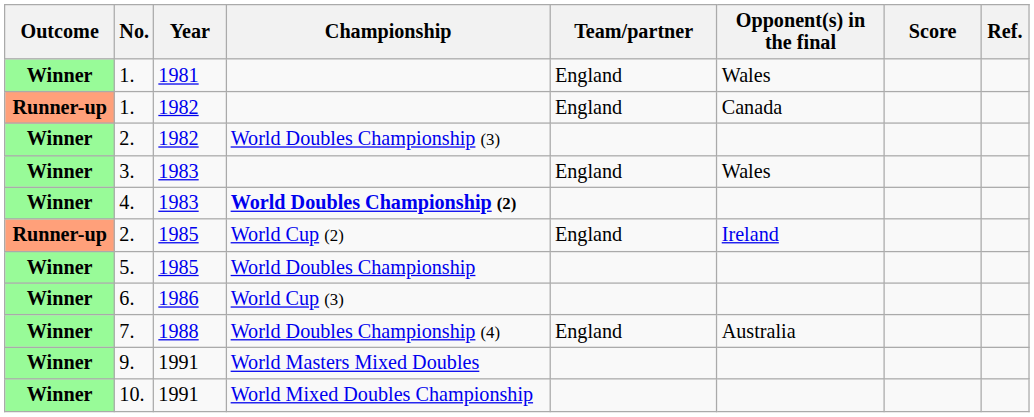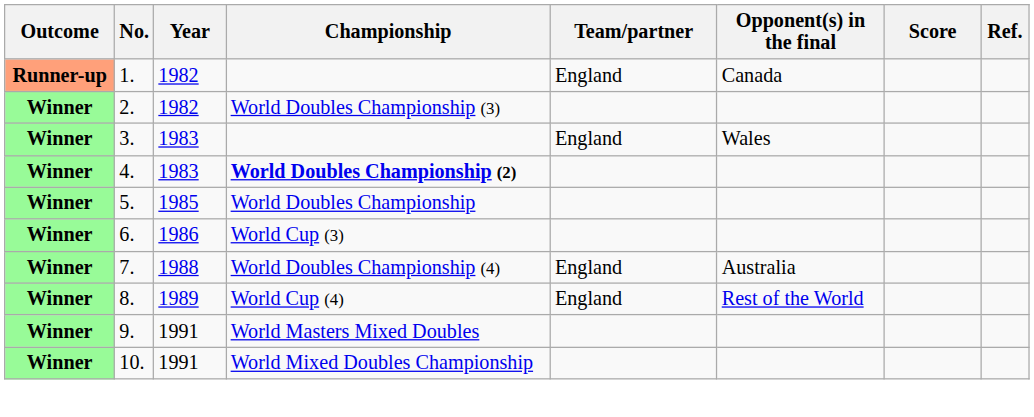- row: (127, 75)
- row: (127, 235)
+ row: (127, 298)
